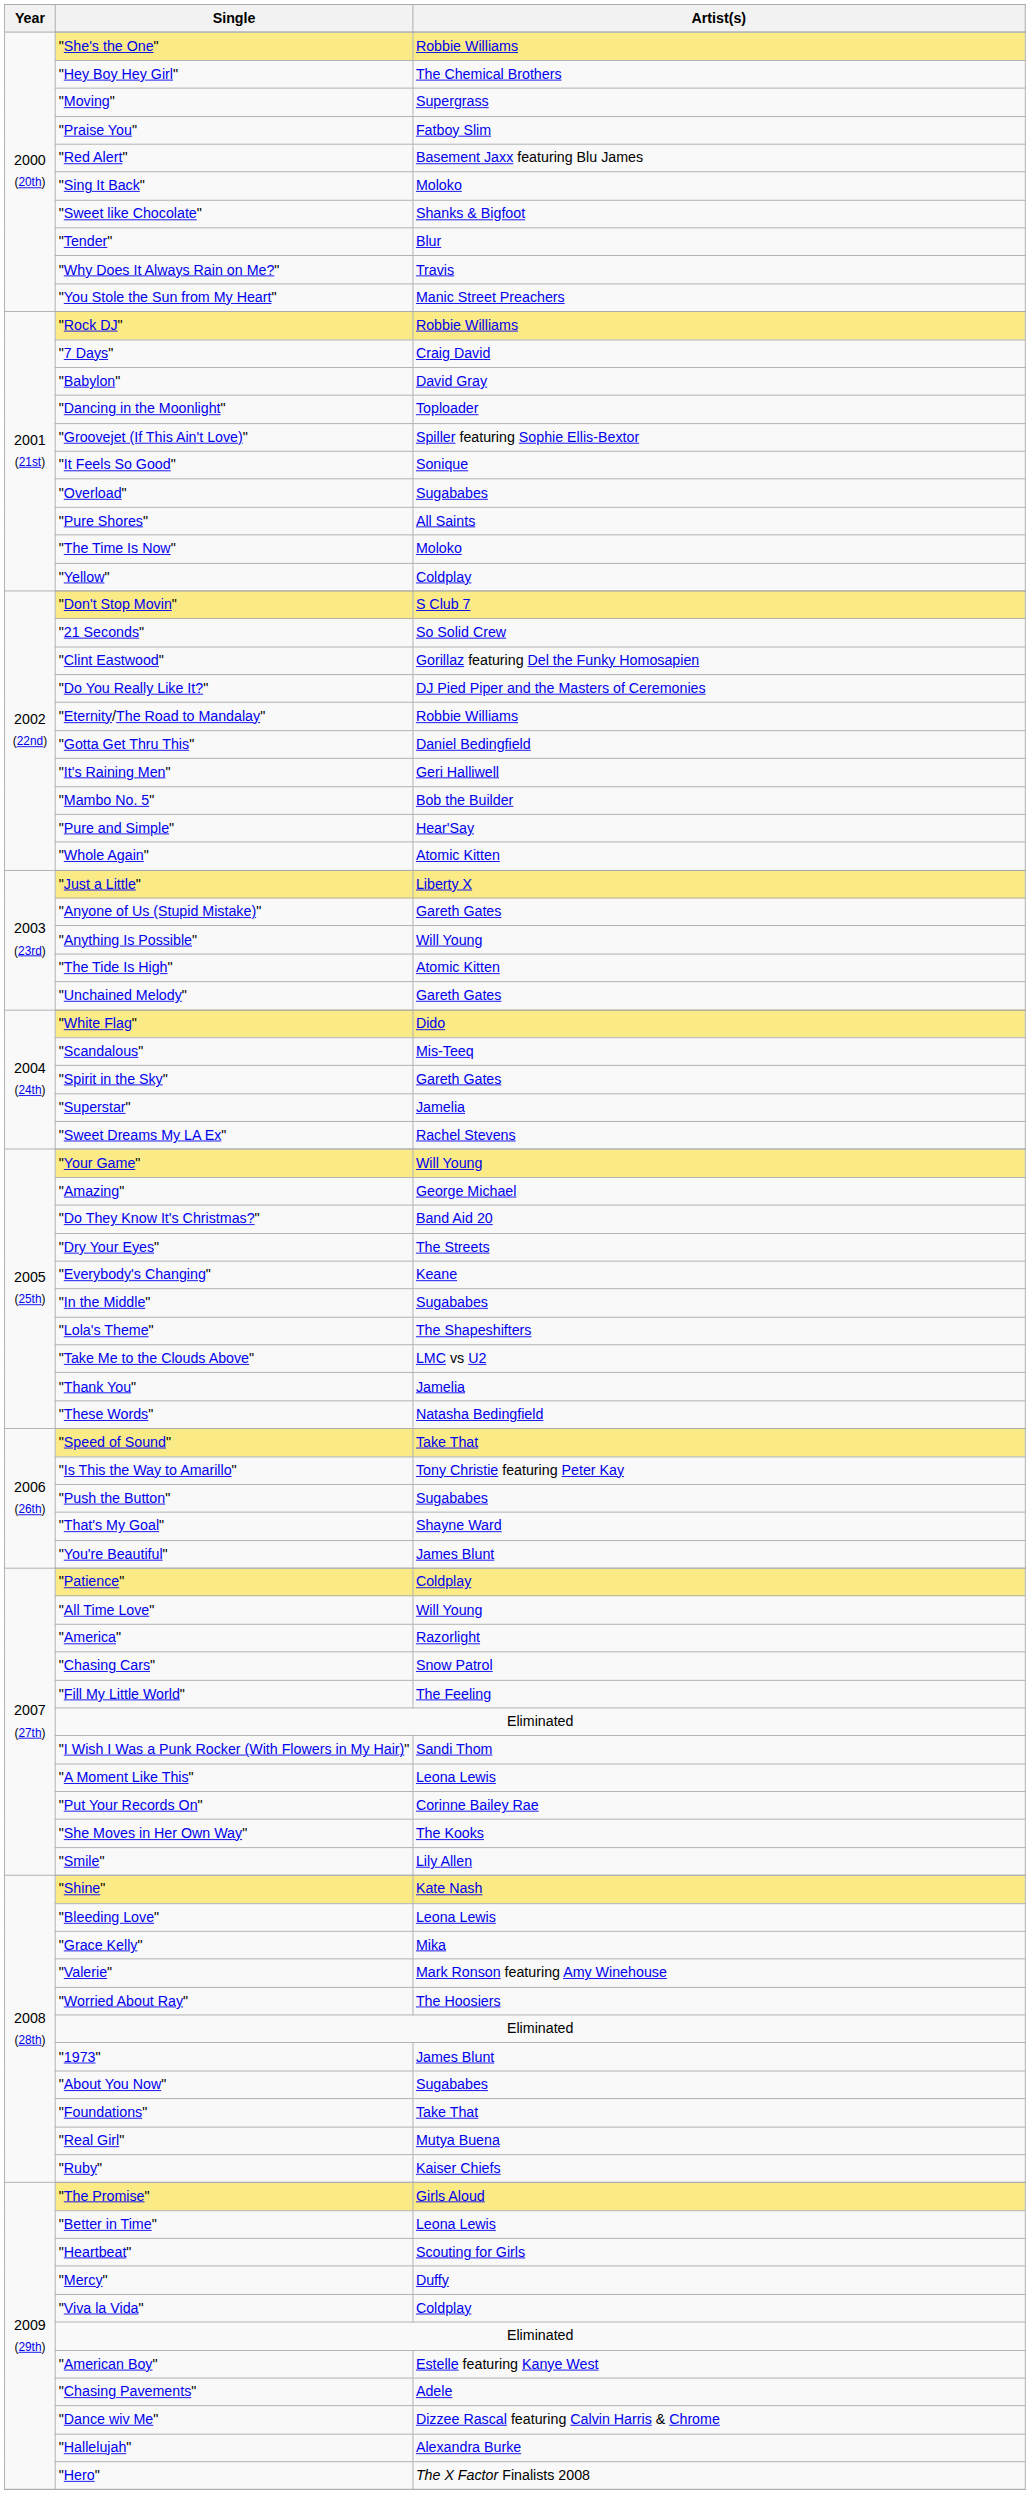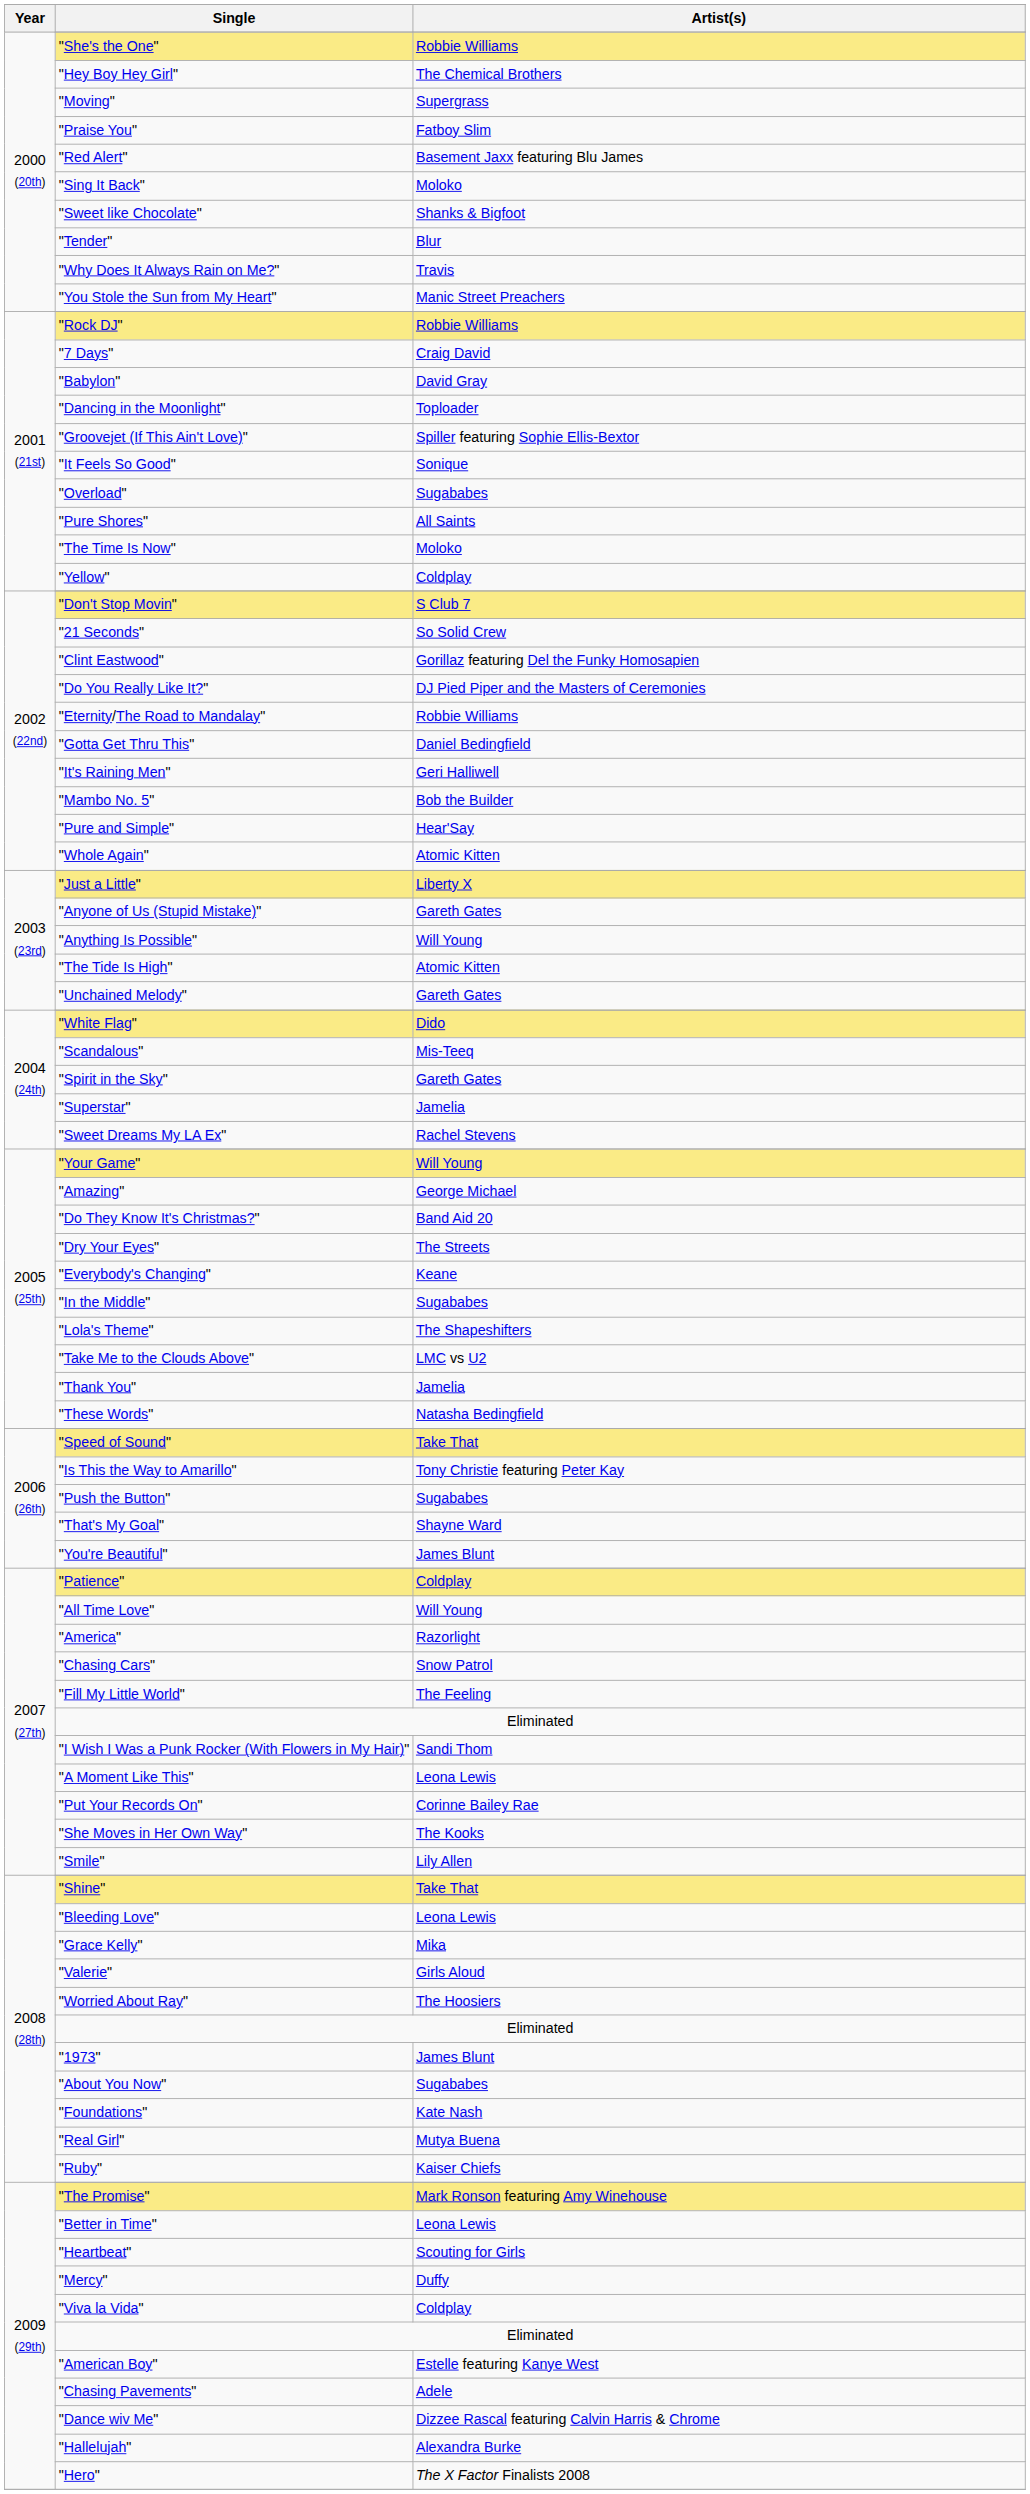(449, 1889) Kate Nash -> (447, 1889) Take That
(541, 1973) Mark Ronson featuring Amy Winehouse -> (450, 1973) Girls Aloud
(447, 2112) Take That -> (449, 2112) Kate Nash
(450, 2196) Girls Aloud -> (541, 2196) Mark Ronson featuring Amy Winehouse
